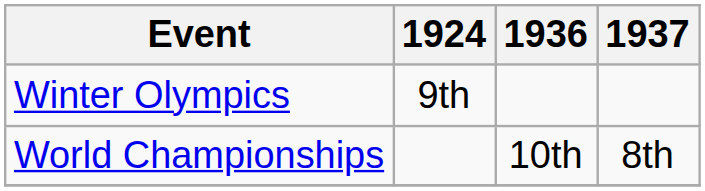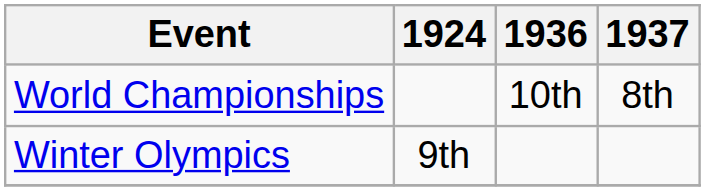rows swapped: (152, 94) <-> (199, 154)
